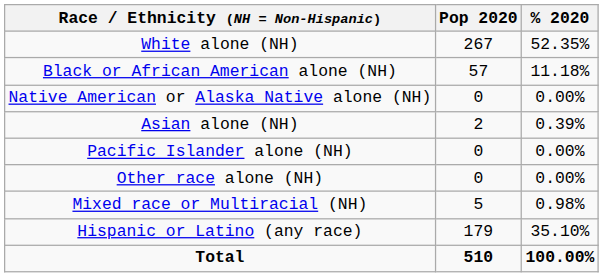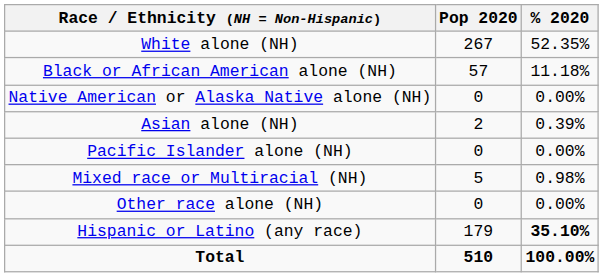rows swapped: (220, 178) <-> (220, 205)
(560, 232) normal -> (560, 232) bold
